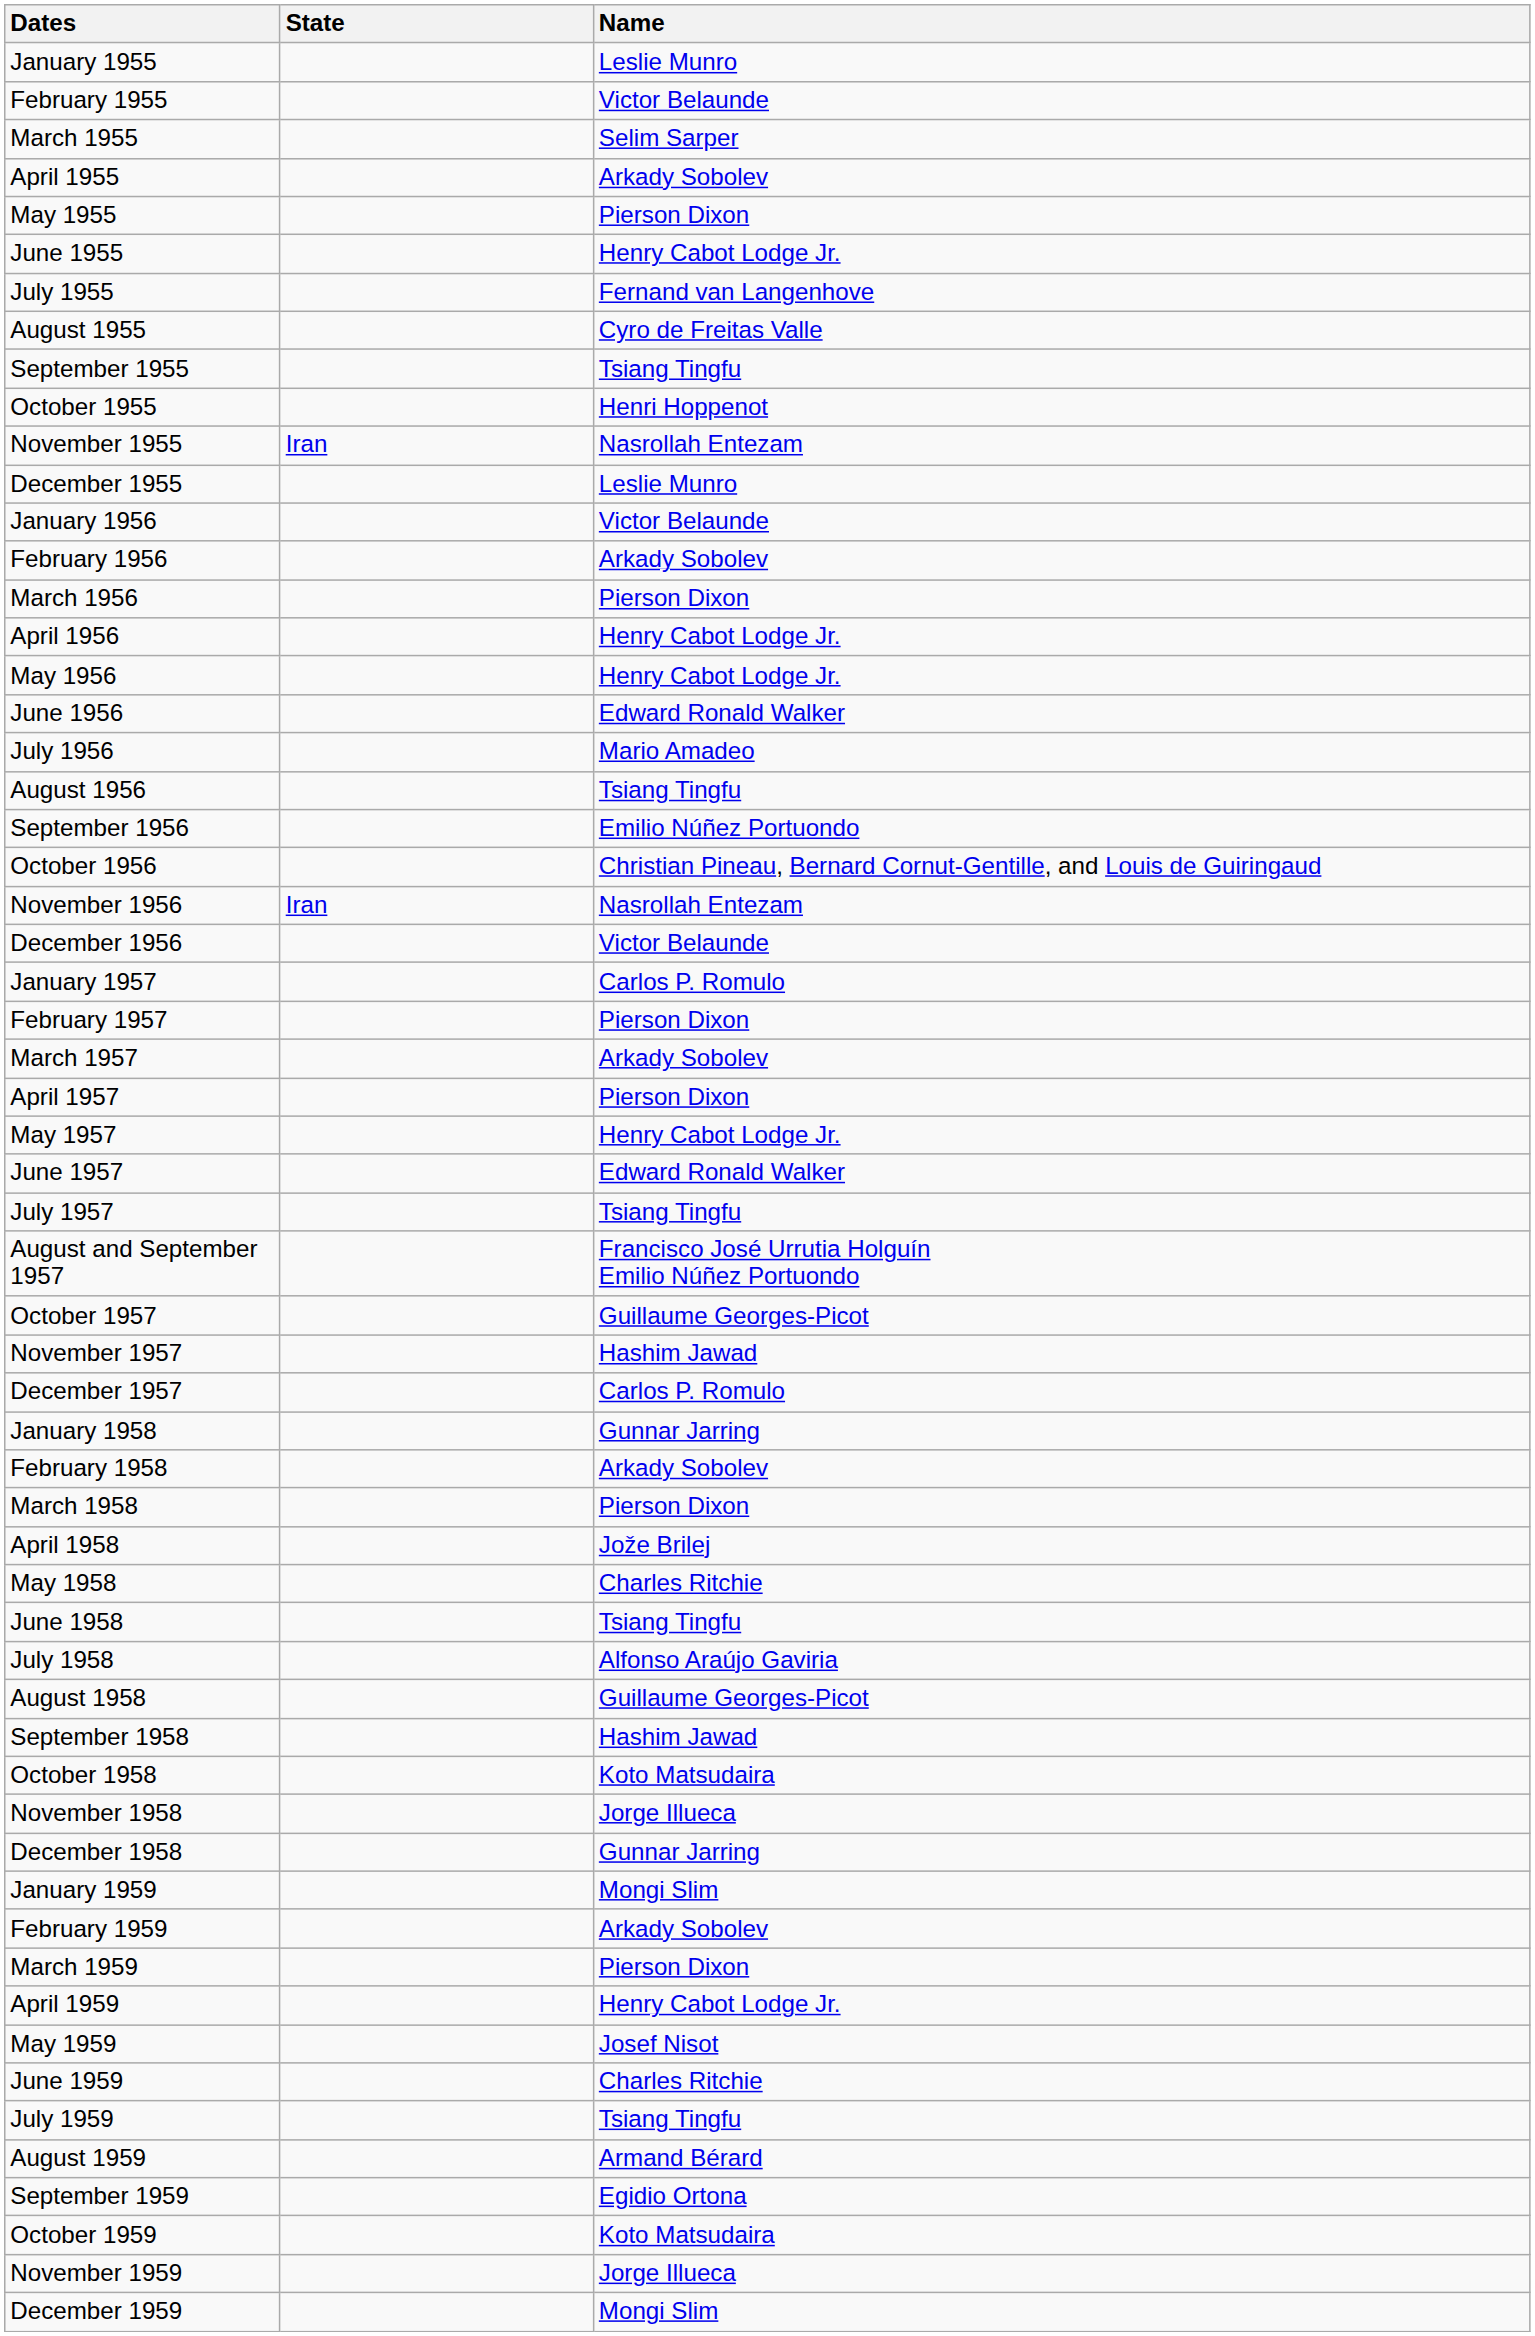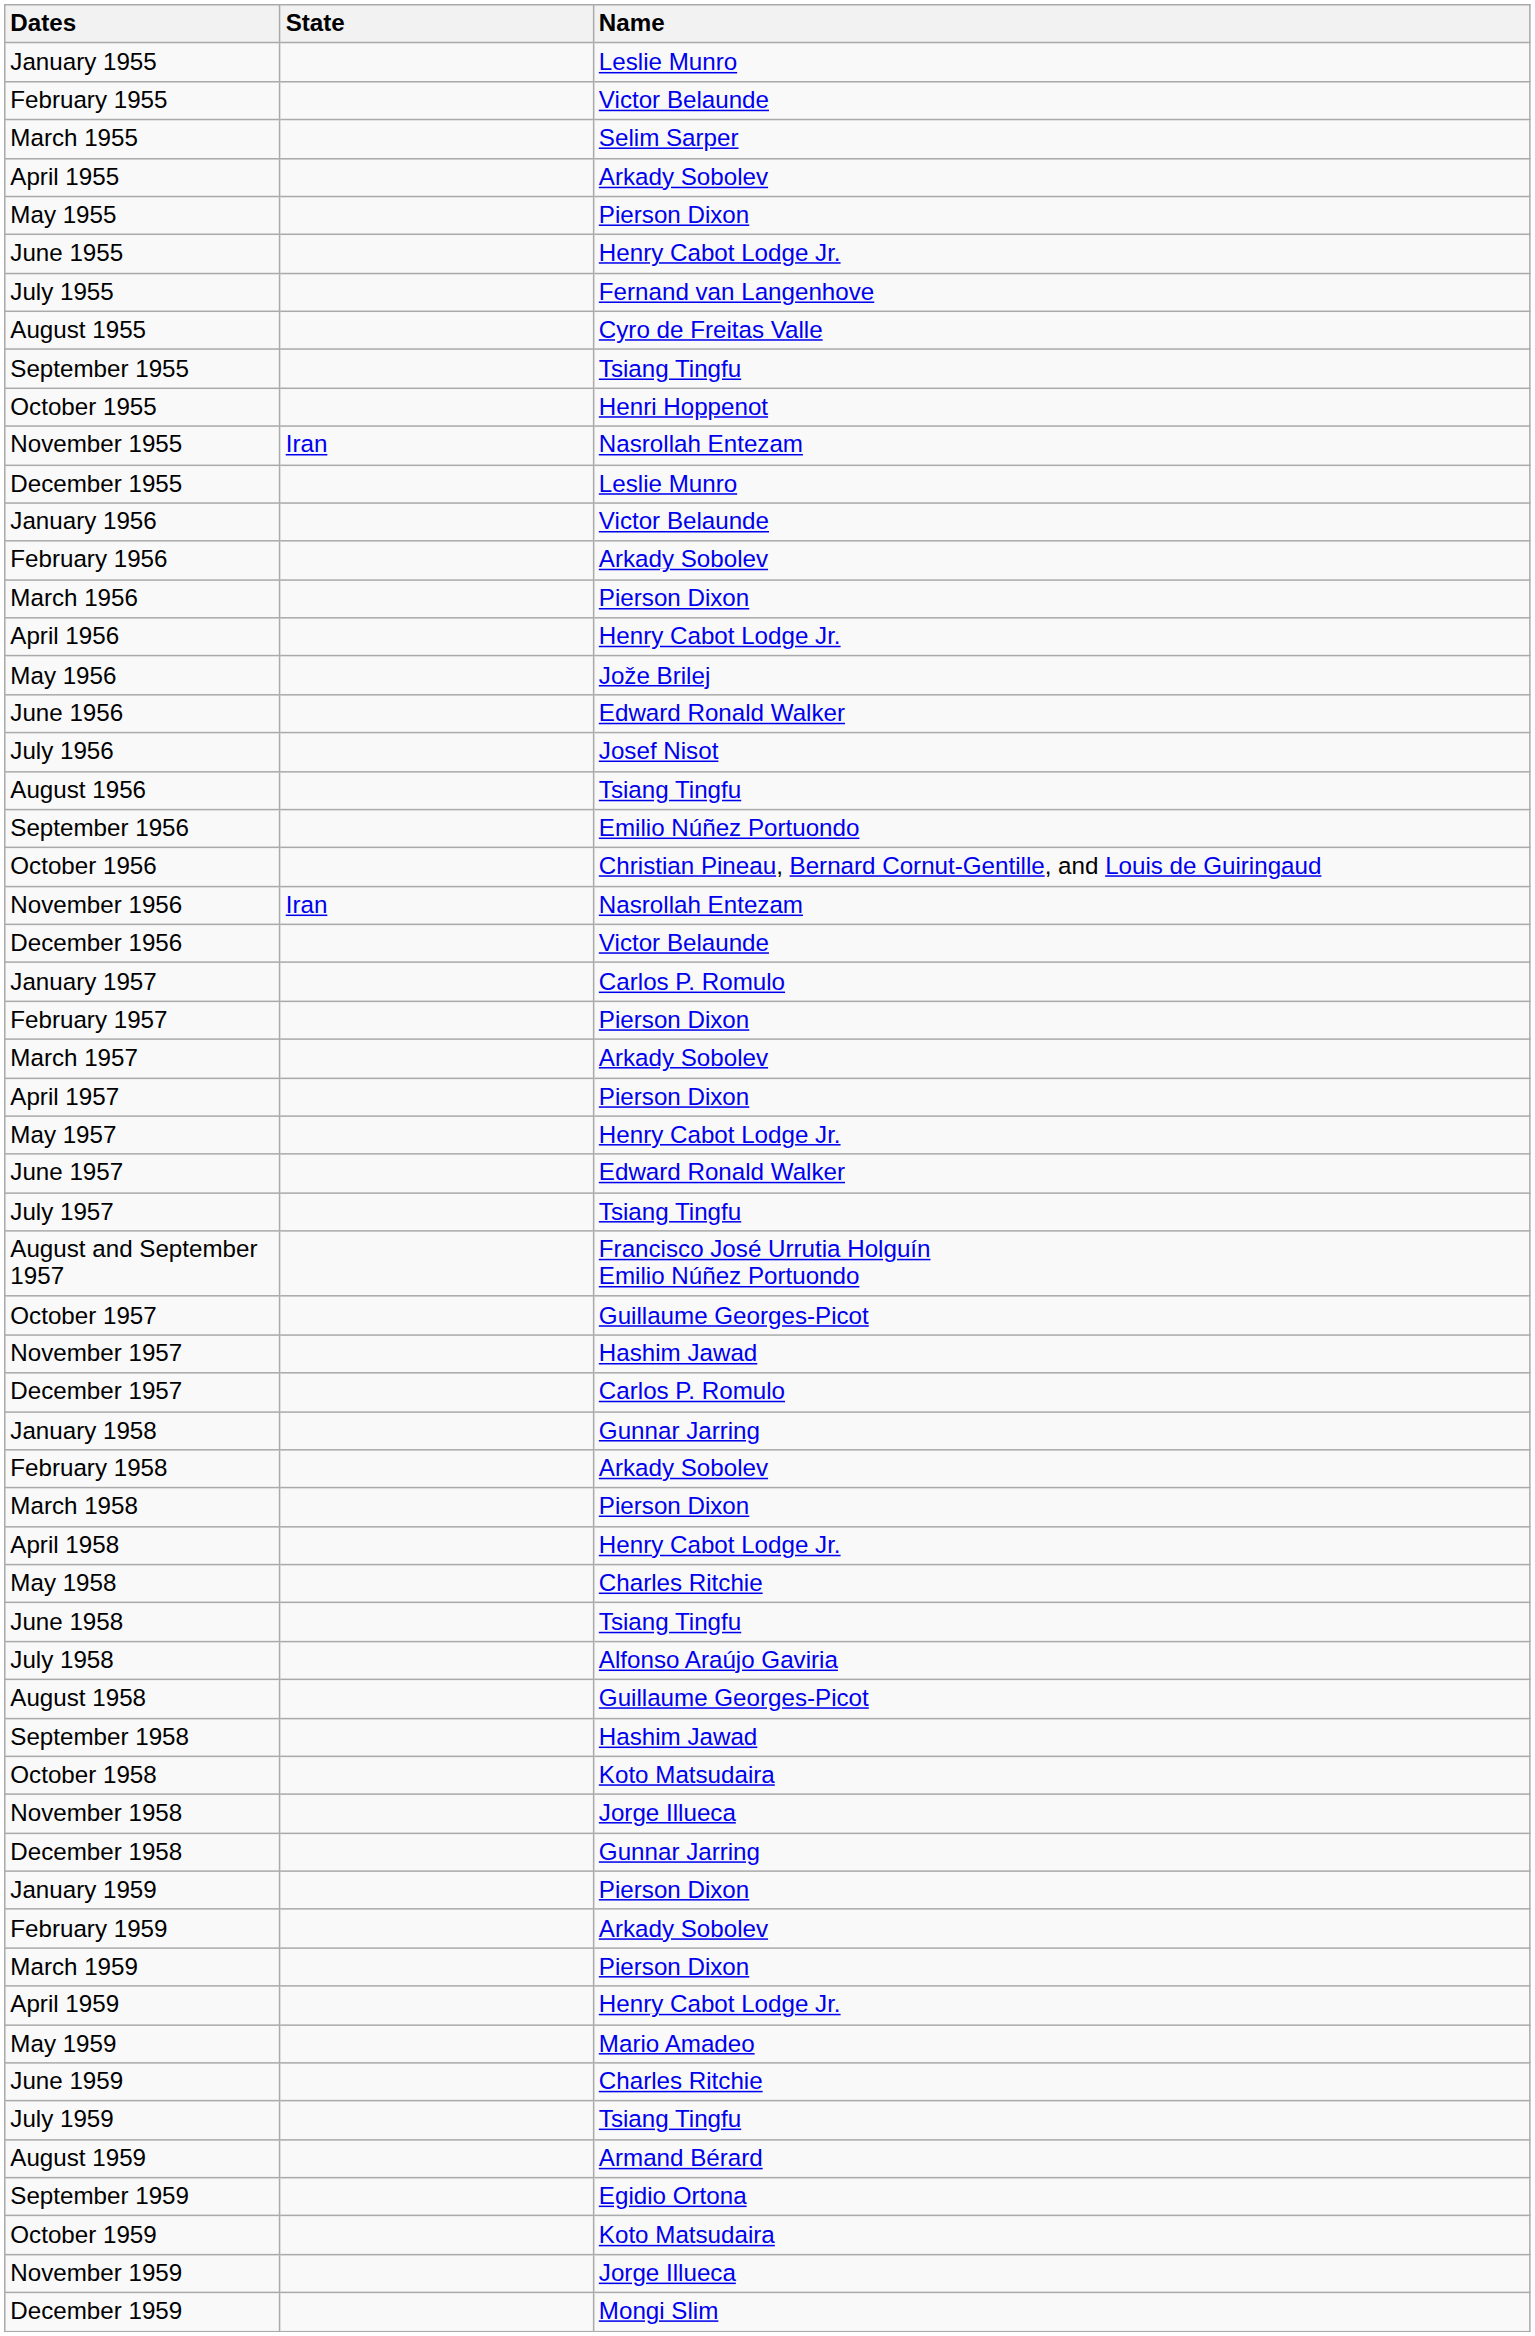(720, 675) Henry Cabot Lodge Jr. -> (655, 675) Jože Brilej
(677, 751) Mario Amadeo -> (659, 751) Josef Nisot
(655, 1545) Jože Brilej -> (720, 1545) Henry Cabot Lodge Jr.
(659, 1890) Mongi Slim -> (674, 1890) Pierson Dixon
(659, 2043) Josef Nisot -> (677, 2043) Mario Amadeo
